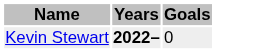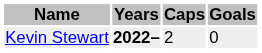+ column: (184, 14)
